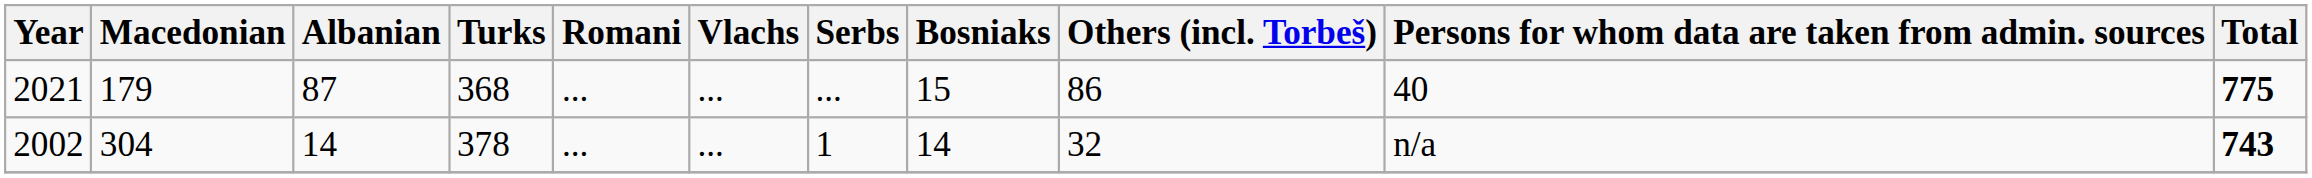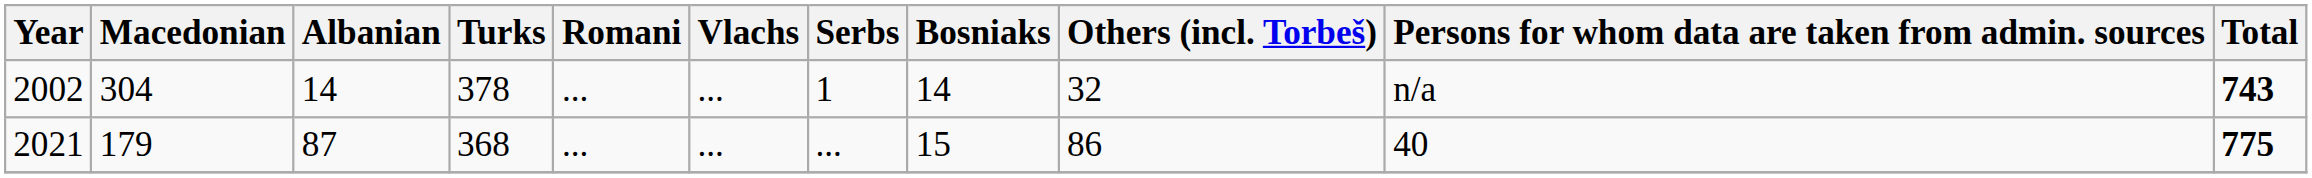rows swapped: (48, 144) <-> (48, 88)
